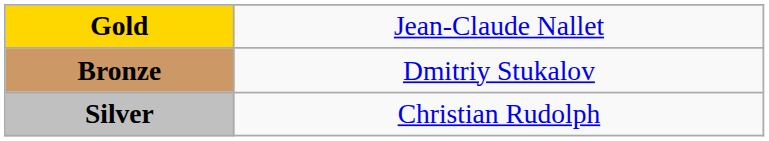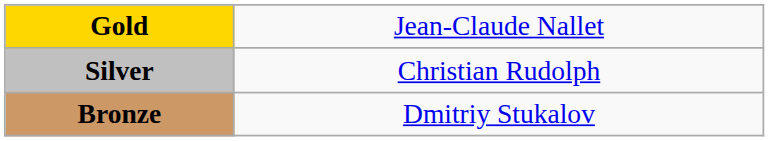rows swapped: (119, 113) <-> (119, 69)
